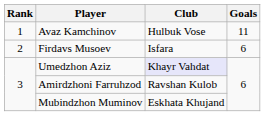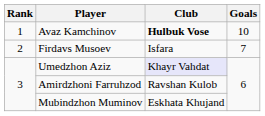(177, 31) normal -> (178, 31) bold
(243, 31) 11 -> (243, 31) 10
(243, 48) 6 -> (243, 48) 7
